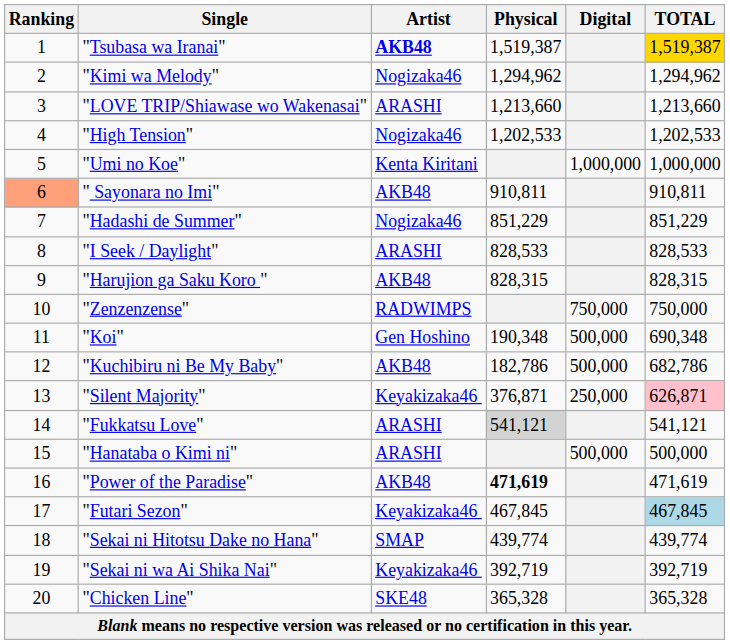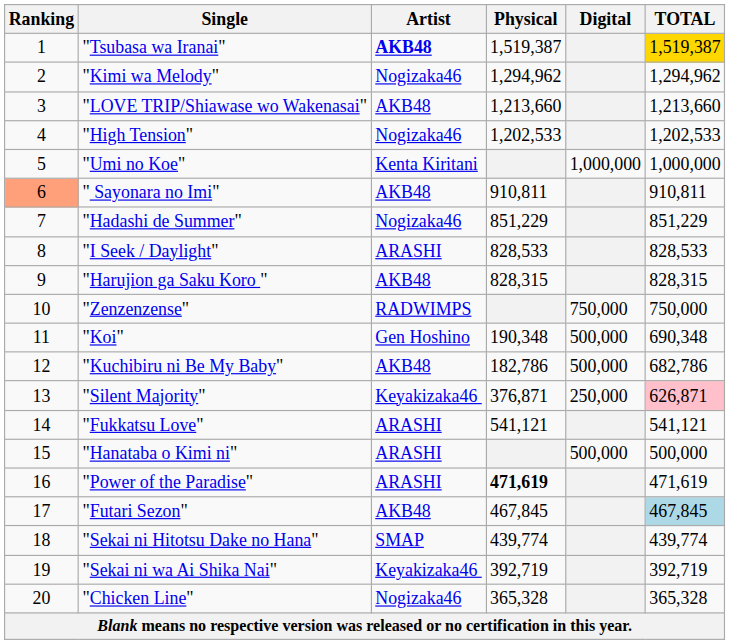(408, 105) ARASHI -> (403, 105) AKB48
(519, 424) lightgrey background -> (519, 424) no background
(403, 481) AKB48 -> (408, 481) ARASHI
(429, 510) Keyakizaka46 -> (403, 510) AKB48
(401, 597) SKE48 -> (418, 597) Nogizaka46
